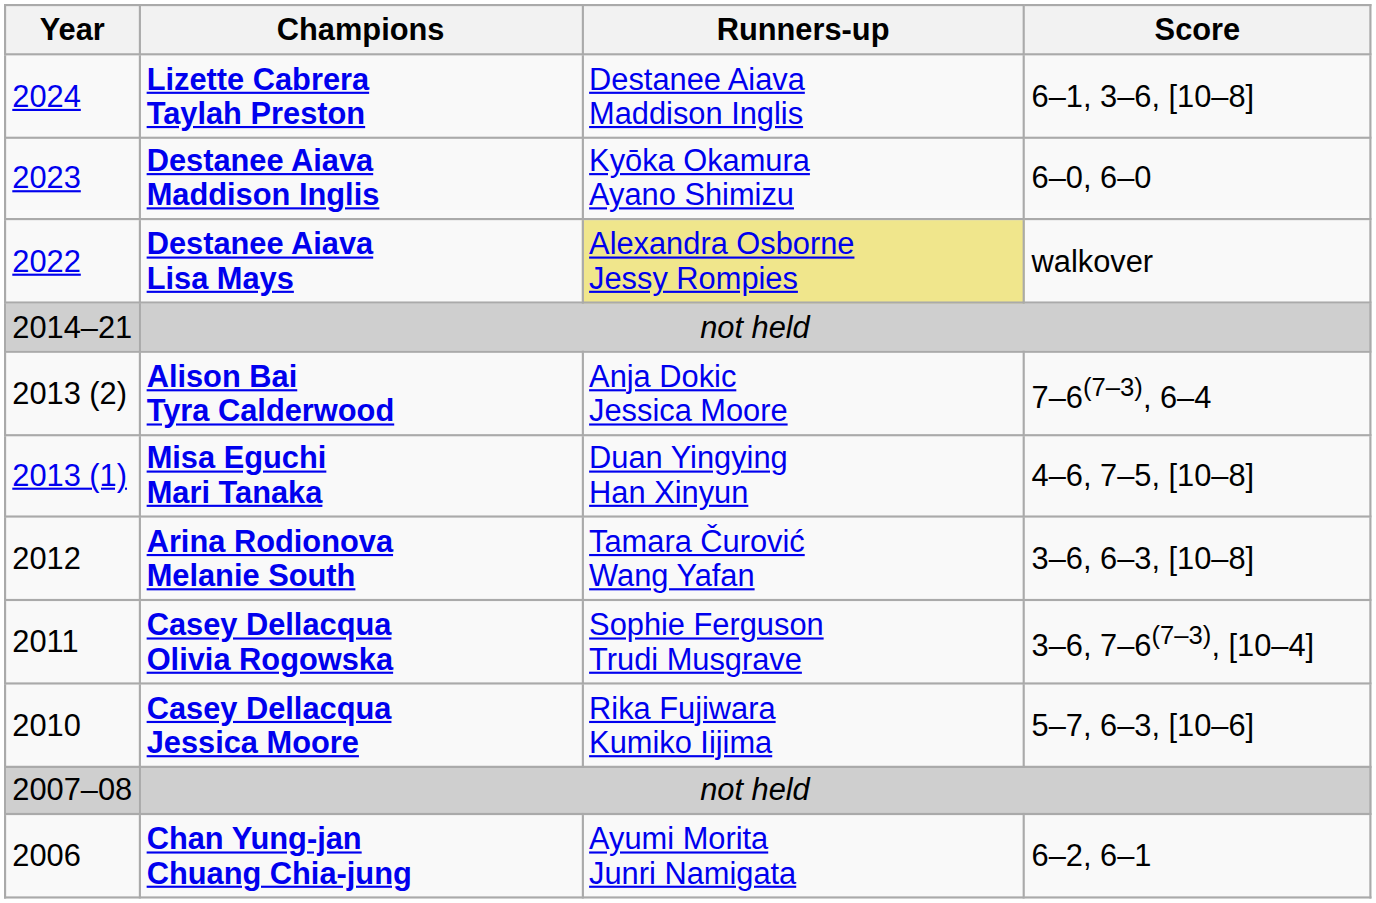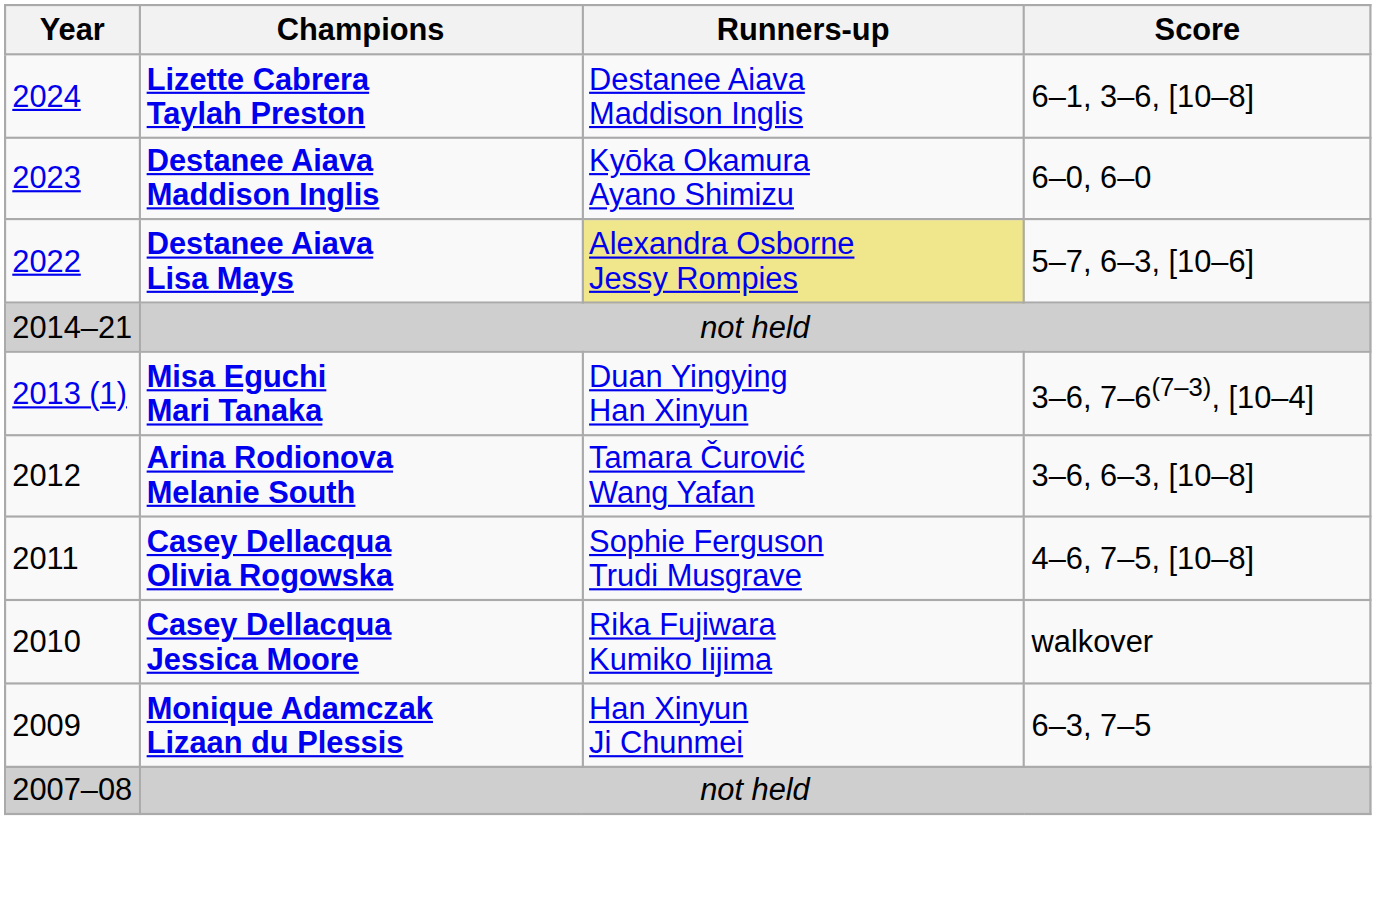(1092, 261) walkover -> (1143, 261) 5–7, 6–3, [10–6]
- row: (70, 393)
(1143, 476) 4–6, 7–5, [10–8] -> (1173, 393) 3–6, 7–6(7–3), [10–4]
(1173, 642) 3–6, 7–6(7–3), [10–4] -> (1143, 559) 4–6, 7–5, [10–8]
(1143, 725) 5–7, 6–3, [10–6] -> (1092, 642) walkover
+ row: (47, 725)
- row: (47, 856)
